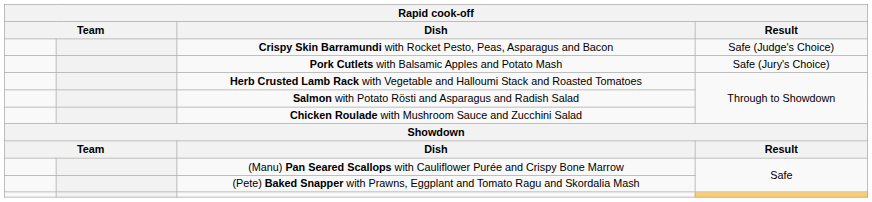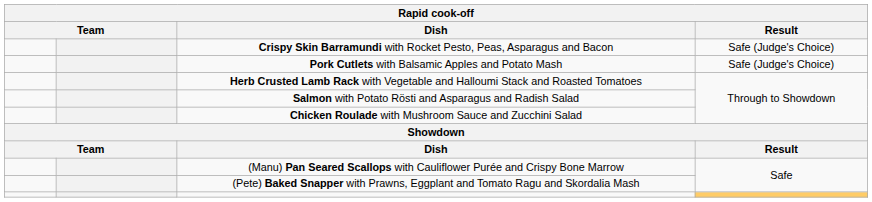(781, 64) Safe (Jury's Choice) -> (781, 64) Safe (Judge's Choice)
